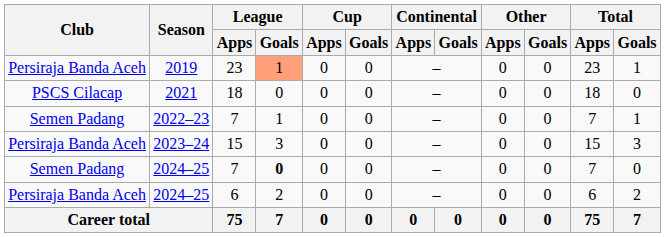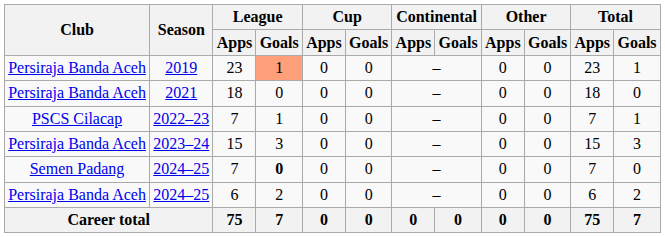(77, 93) PSCS Cilacap -> (77, 93) Persiraja Banda Aceh
(77, 118) Semen Padang -> (77, 118) PSCS Cilacap
